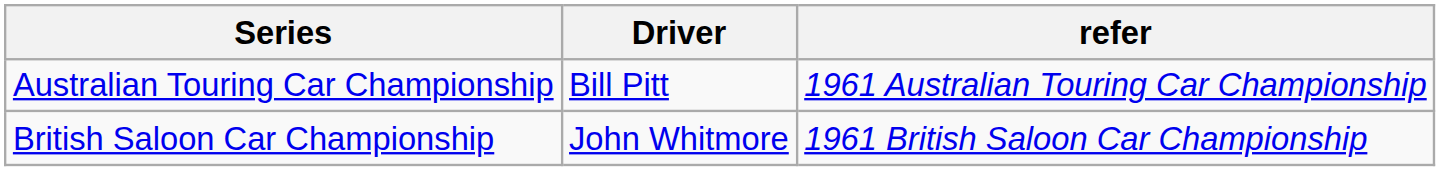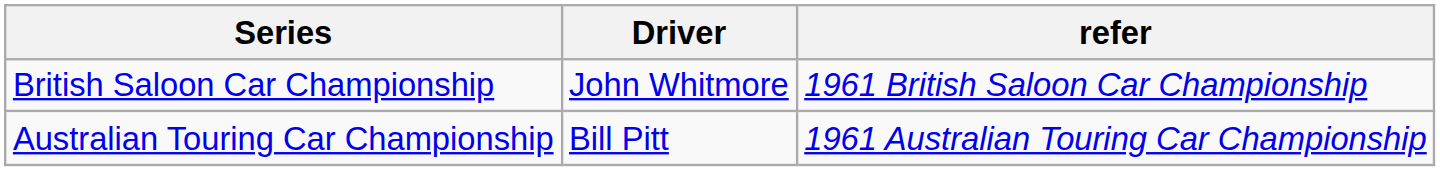rows swapped: (283, 85) <-> (254, 138)
